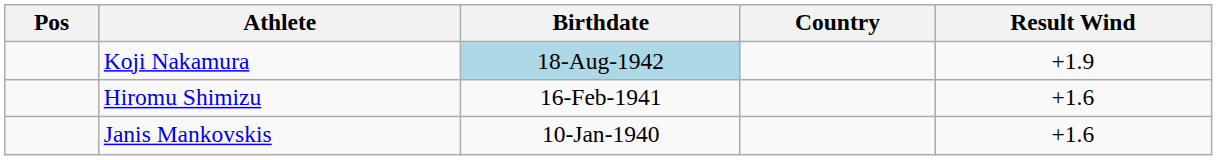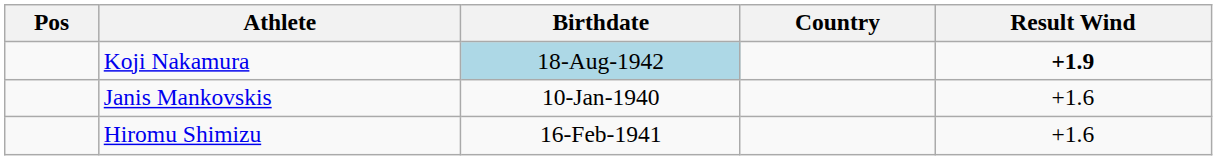(1073, 60) normal -> (1073, 60) bold
rows swapped: (188, 135) <-> (182, 97)
